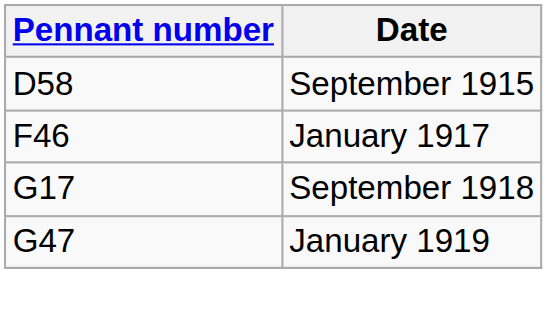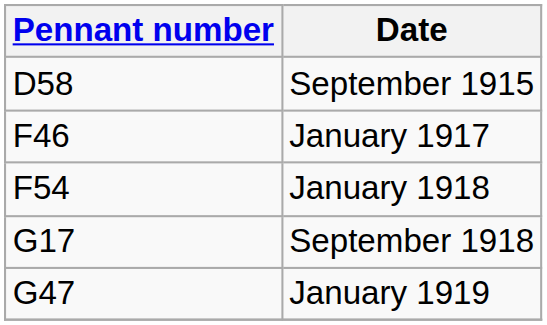+ row: (390, 188)
